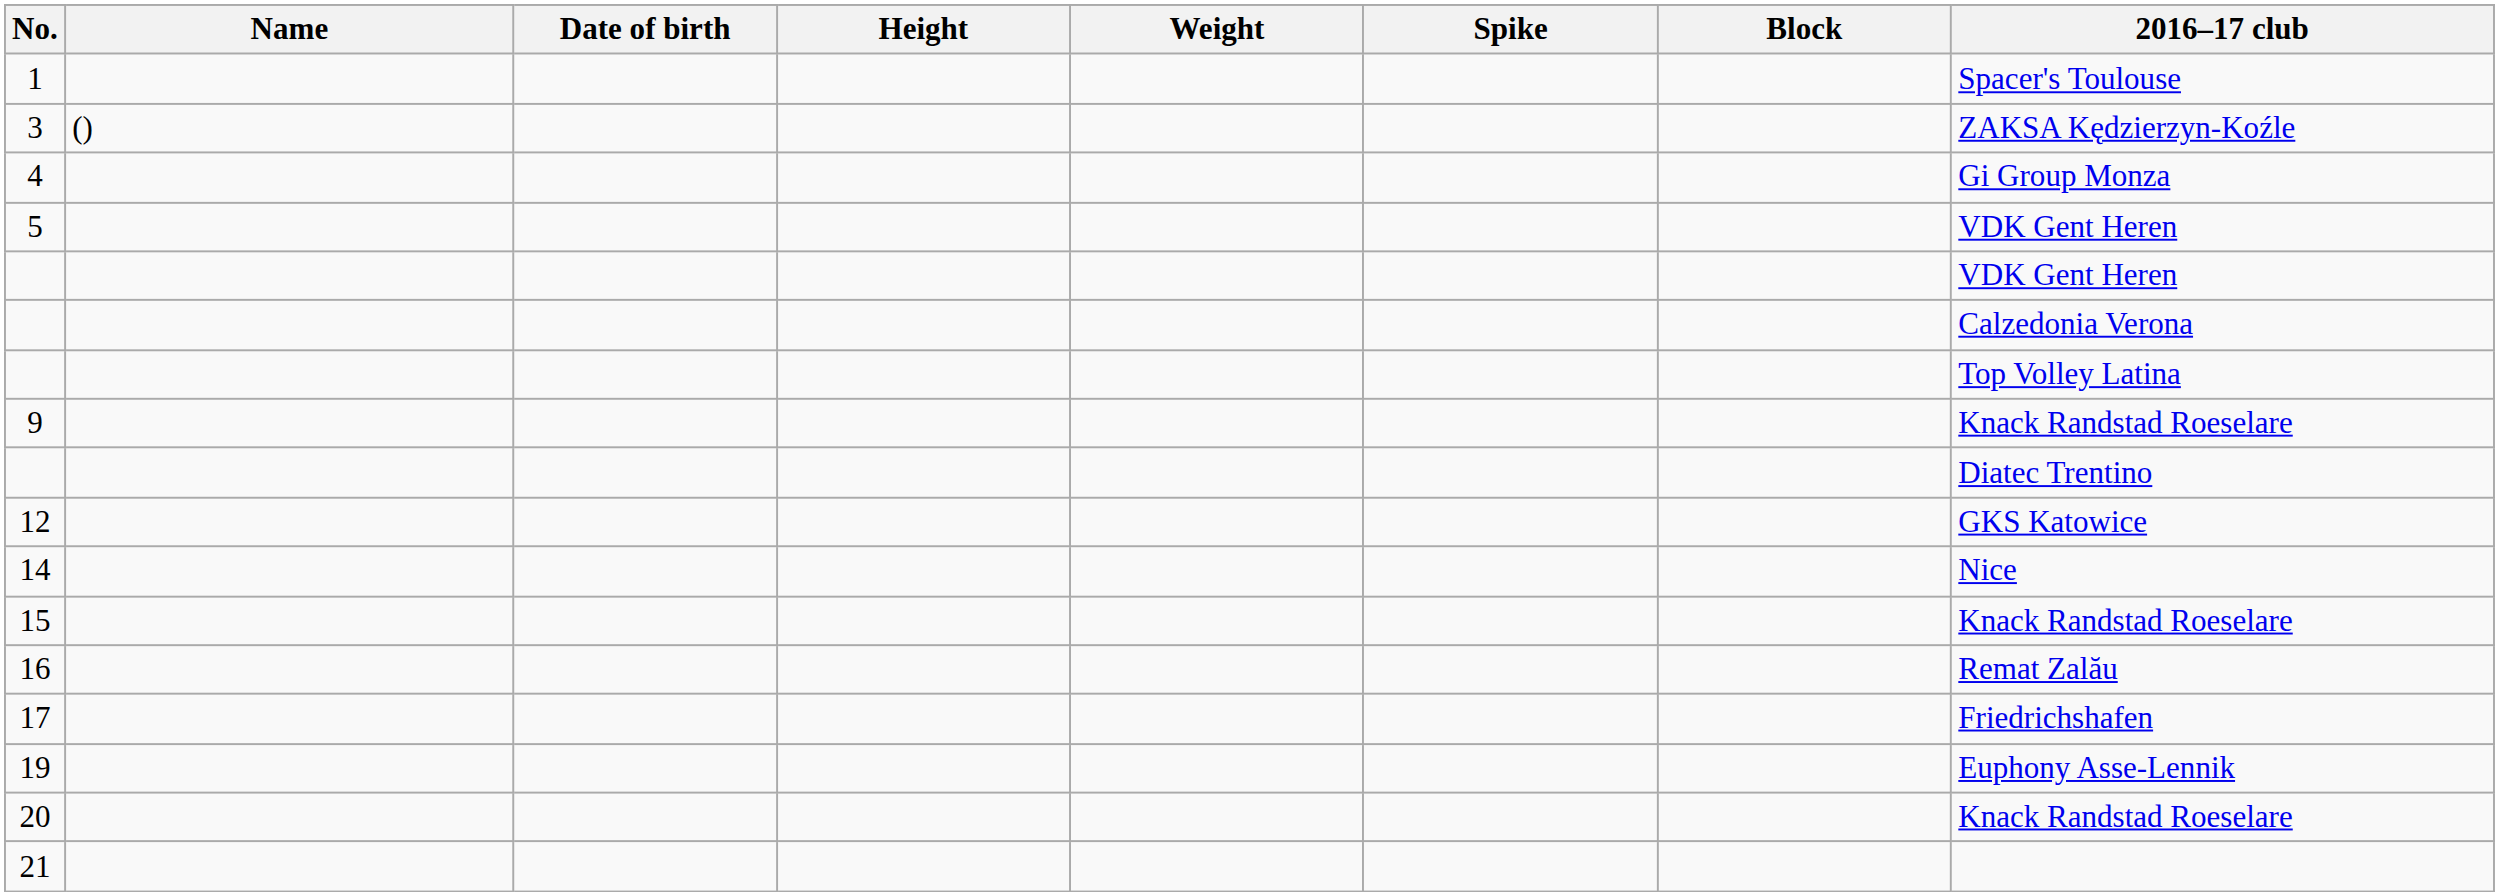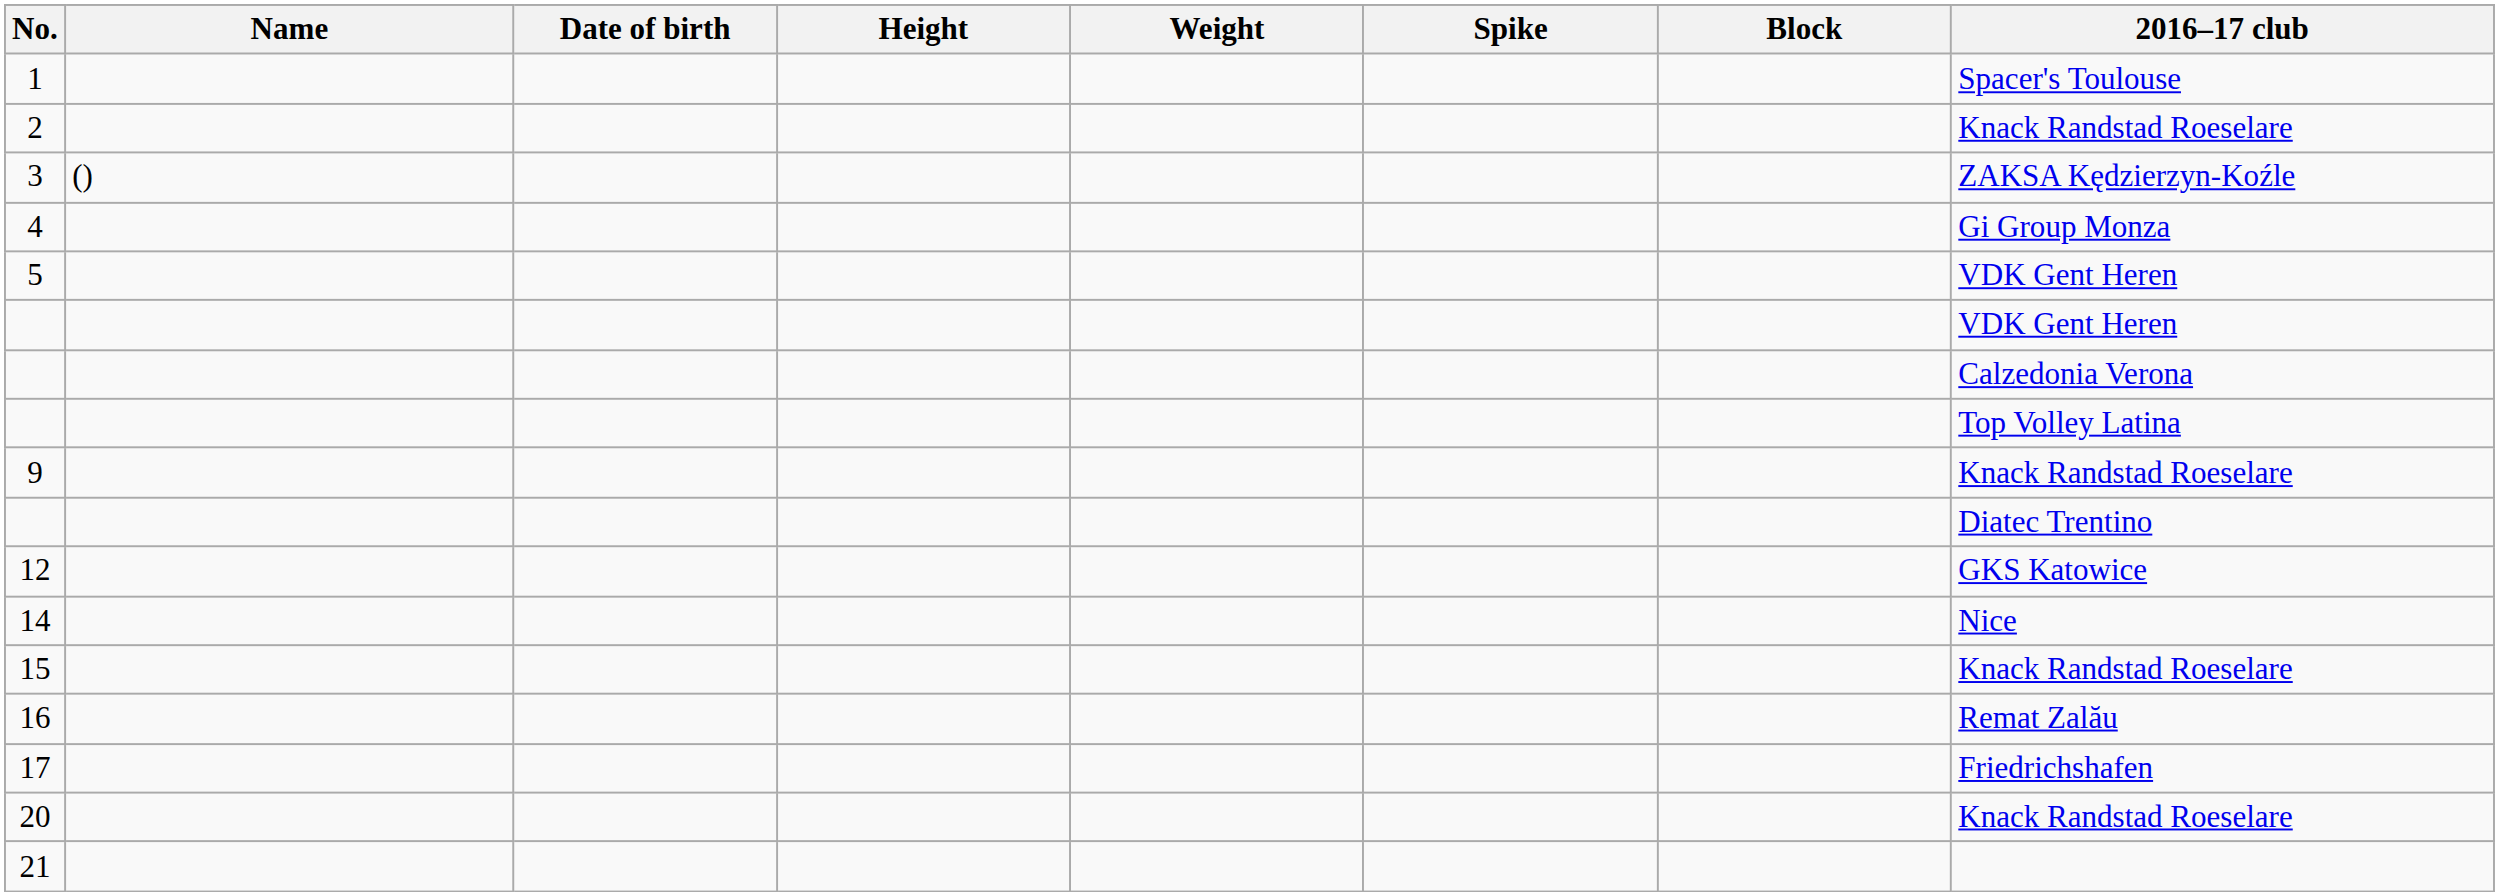+ row: (35, 127)
- row: (35, 767)
